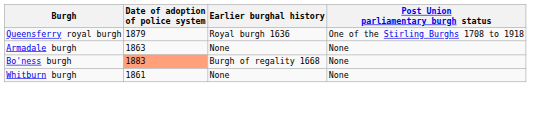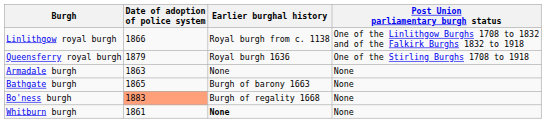+ row: (61, 39)
+ row: (41, 85)
(220, 75) normal -> (220, 112) bold
